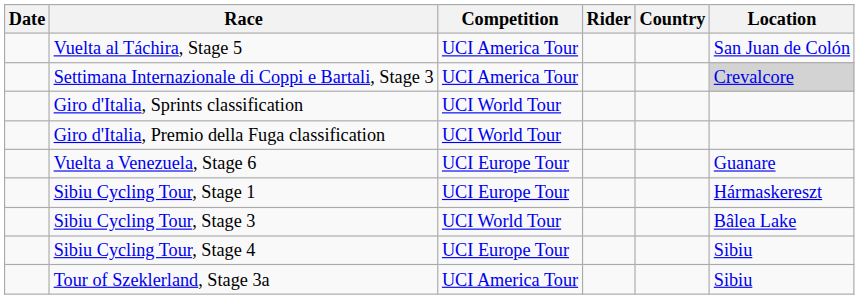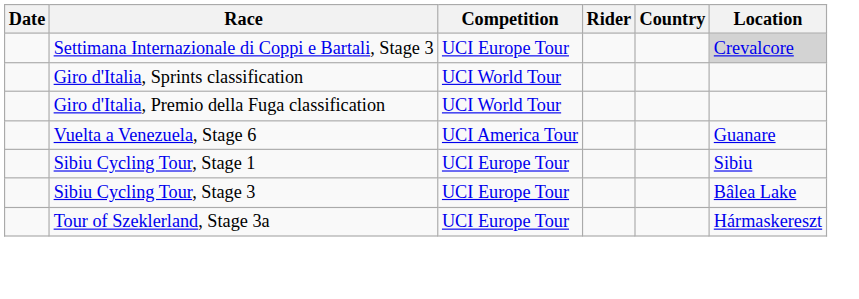- row: (148, 47)
(510, 76) UCI America Tour -> (505, 47) UCI Europe Tour
(505, 163) UCI Europe Tour -> (510, 134) UCI America Tour
(768, 192) Hármaskereszt -> (733, 163) Sibiu
(502, 221) UCI World Tour -> (505, 192) UCI Europe Tour
- row: (155, 250)
(510, 279) UCI America Tour -> (505, 221) UCI Europe Tour
(733, 279) Sibiu -> (768, 221) Hármaskereszt
